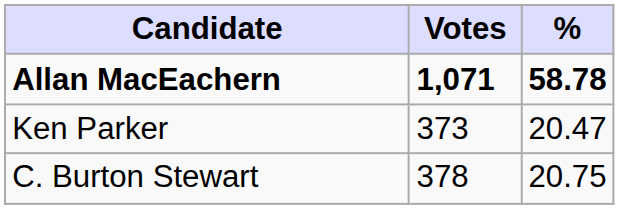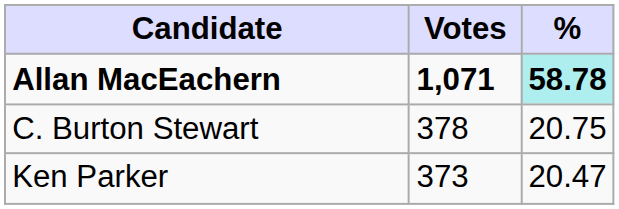(567, 78) no background -> (567, 78) paleturquoise background
rows swapped: (135, 177) <-> (90, 128)
